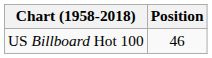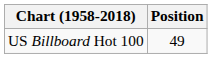(177, 41) 46 -> (177, 41) 49
